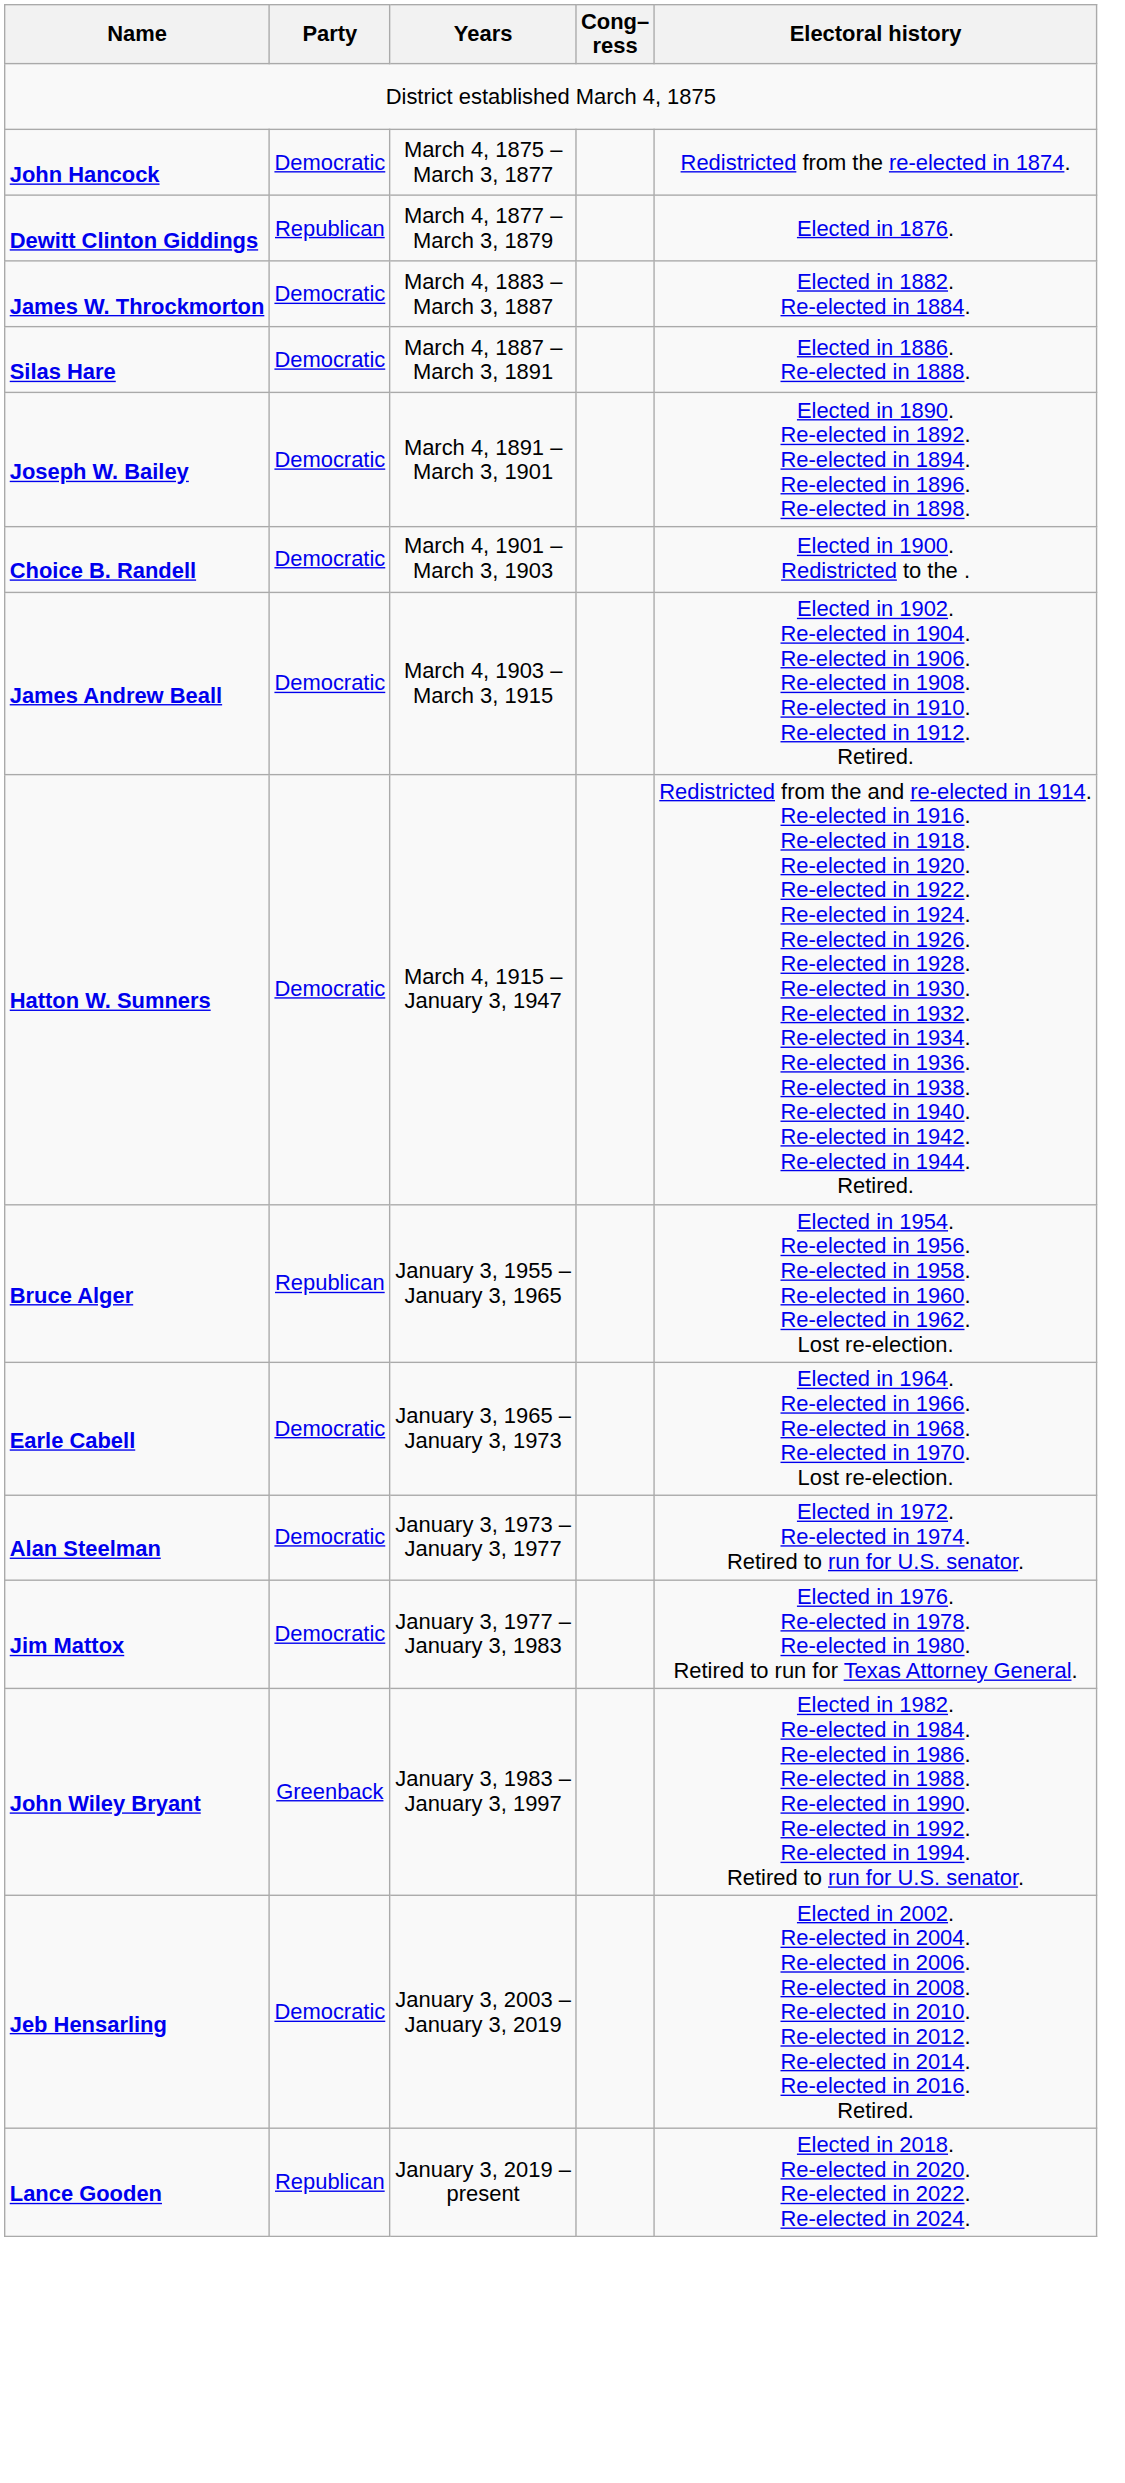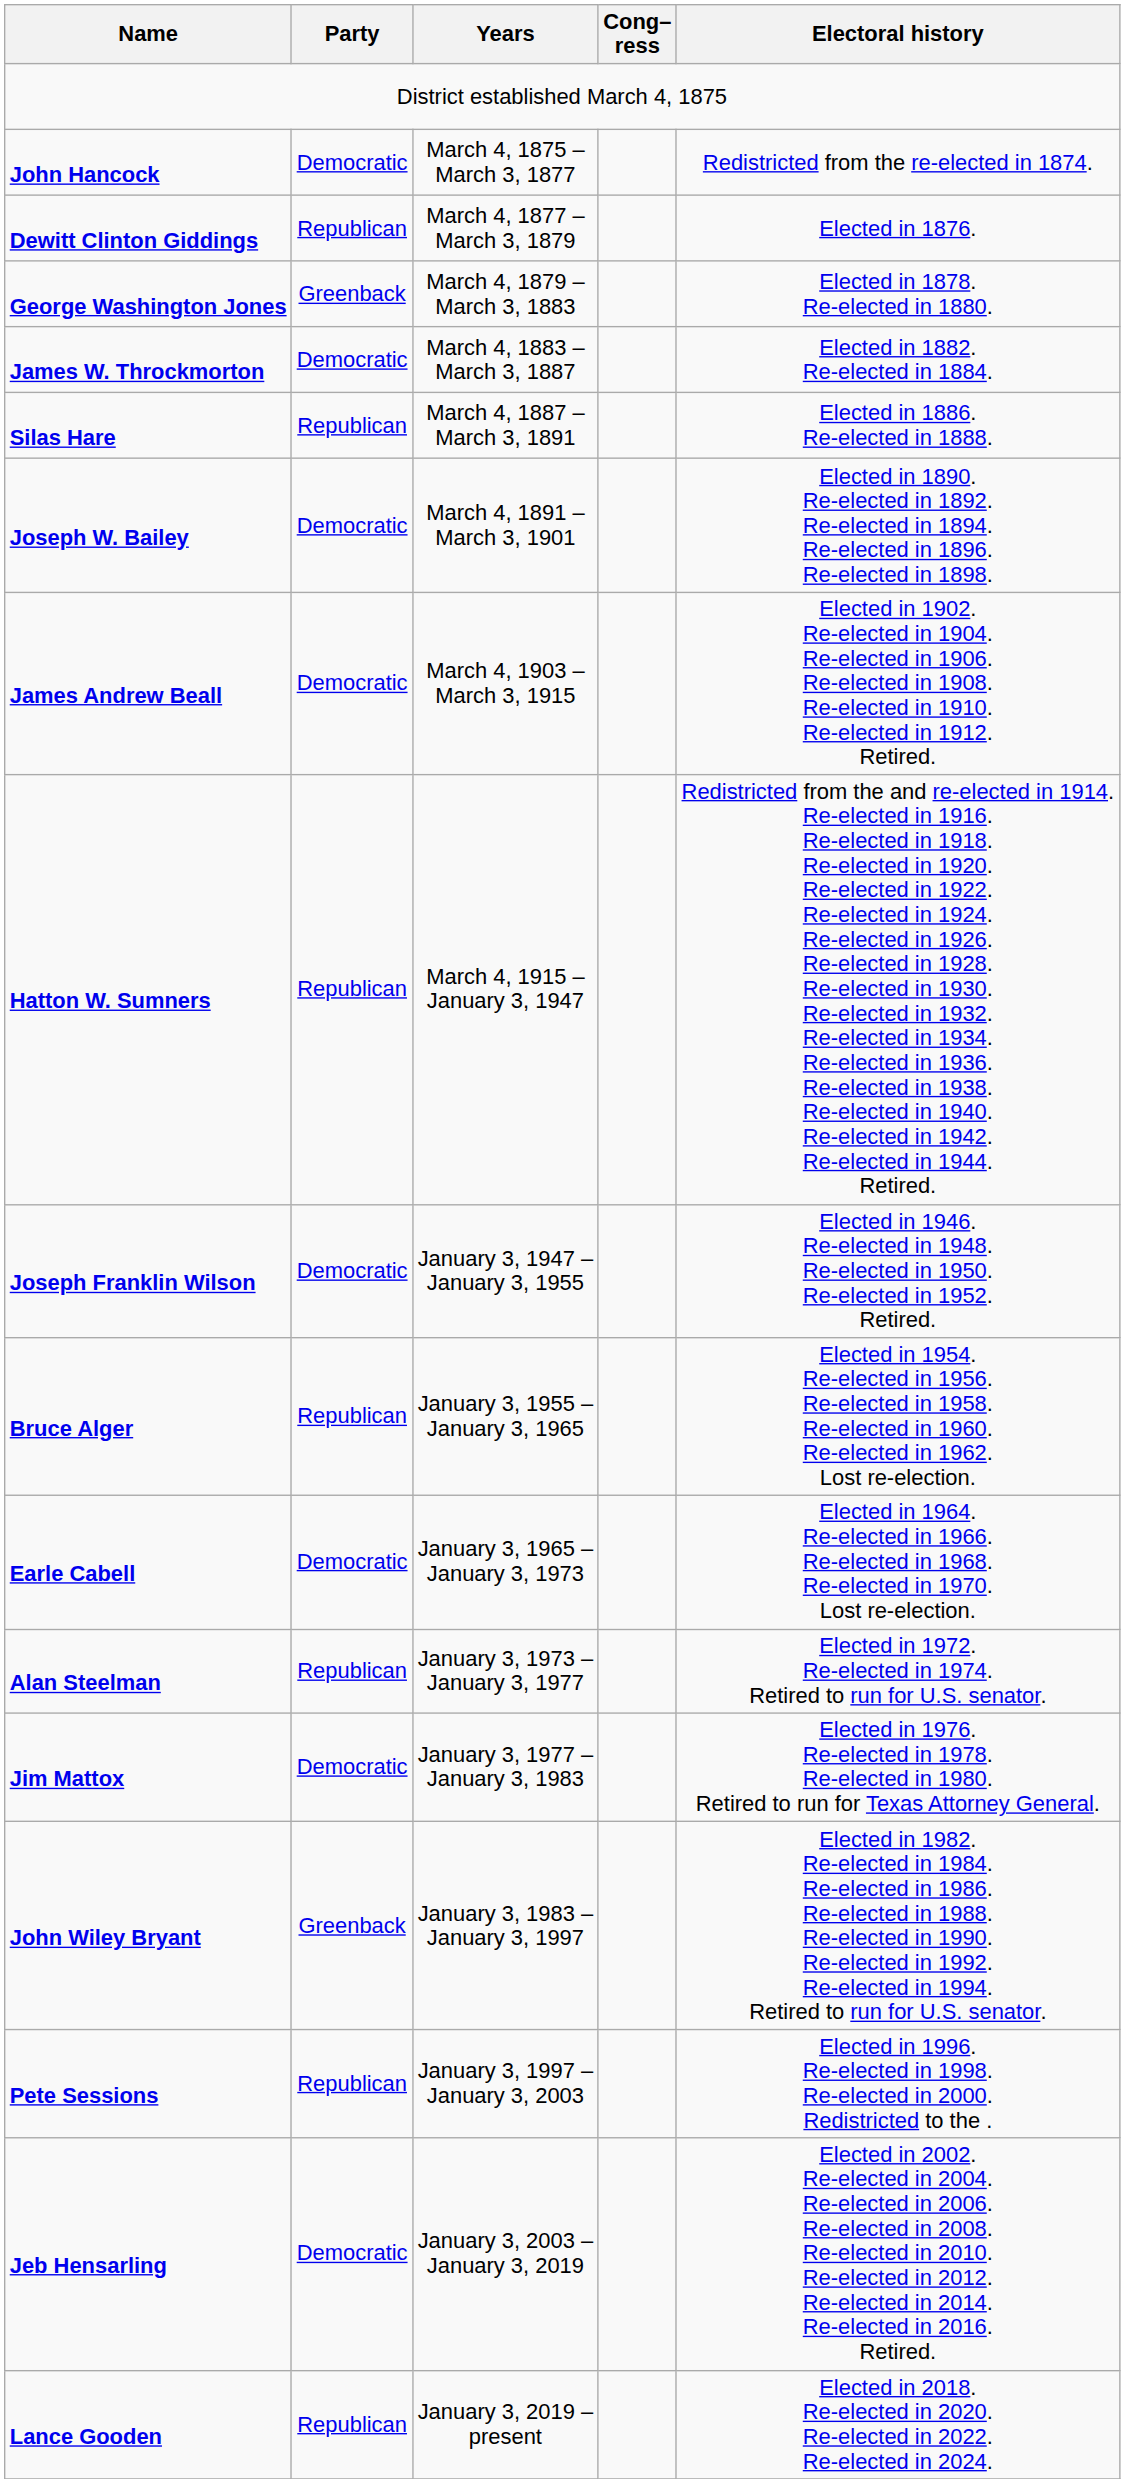+ row: (148, 306)
(330, 359) Democratic -> (352, 425) Republican
- row: (103, 571)
(330, 989) Democratic -> (352, 989) Republican
+ row: (133, 1282)
(330, 1537) Democratic -> (352, 1670) Republican
+ row: (84, 2095)
